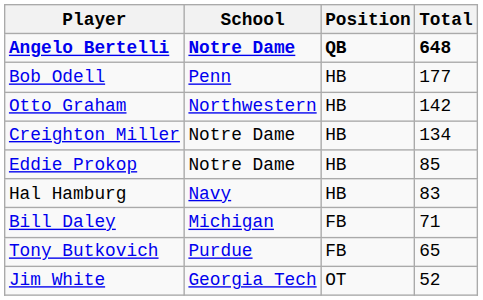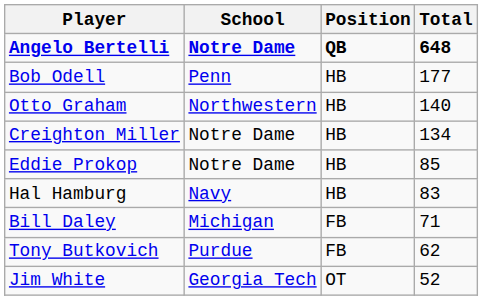(435, 106) 142 -> (435, 106) 140
(430, 251) 65 -> (430, 251) 62
